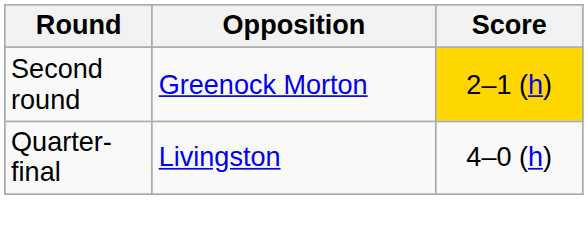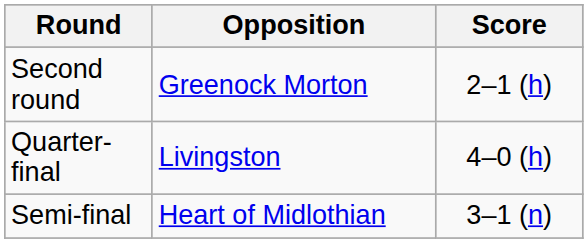(509, 84) gold background -> (509, 84) no background
+ row: (71, 215)
